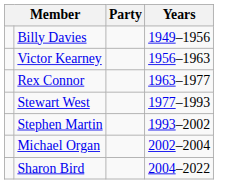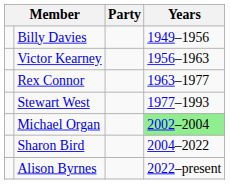- row: (60, 124)
(179, 146) no background -> (178, 124) lightgreen background
+ row: (57, 168)
